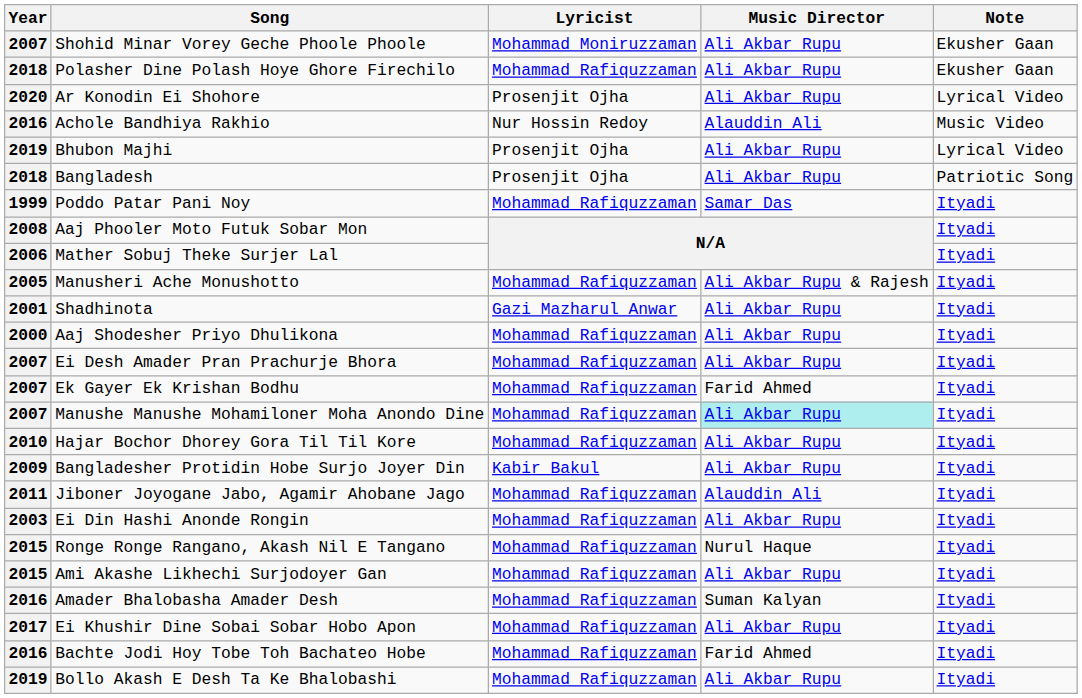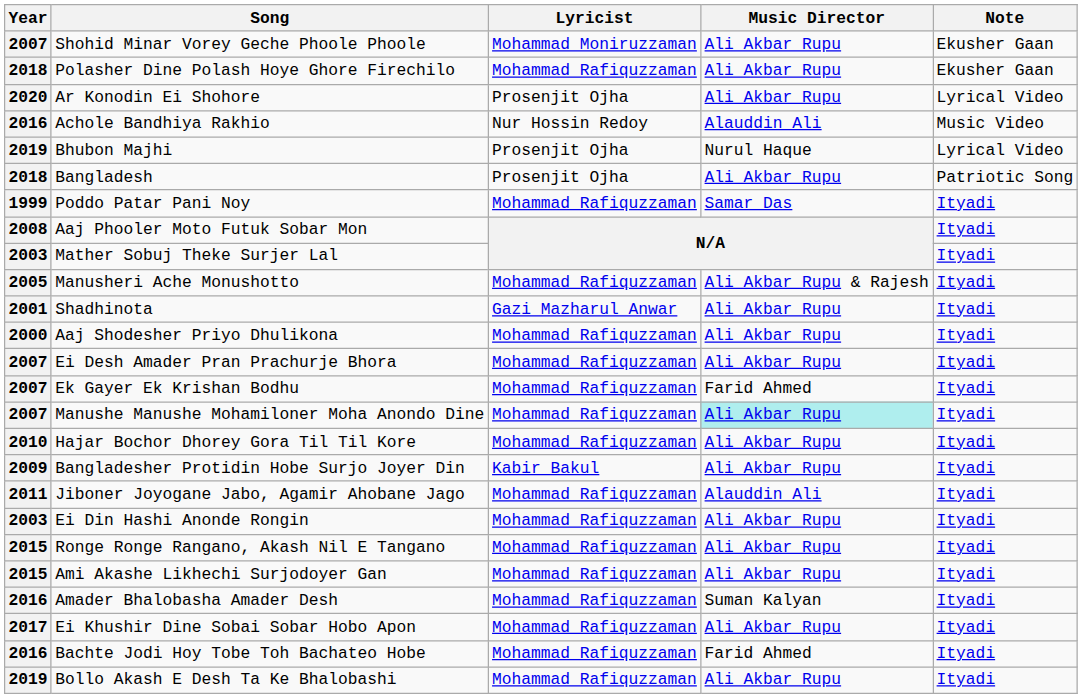(773, 150) Ali Akbar Rupu -> (758, 150) Nurul Haque
(28, 256) 2006 -> (28, 256) 2003
(758, 548) Nurul Haque -> (773, 548) Ali Akbar Rupu
